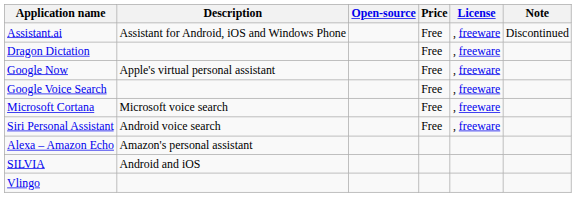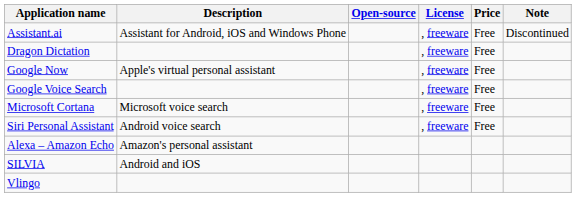columns swapped: (477, 13) <-> (434, 13)
